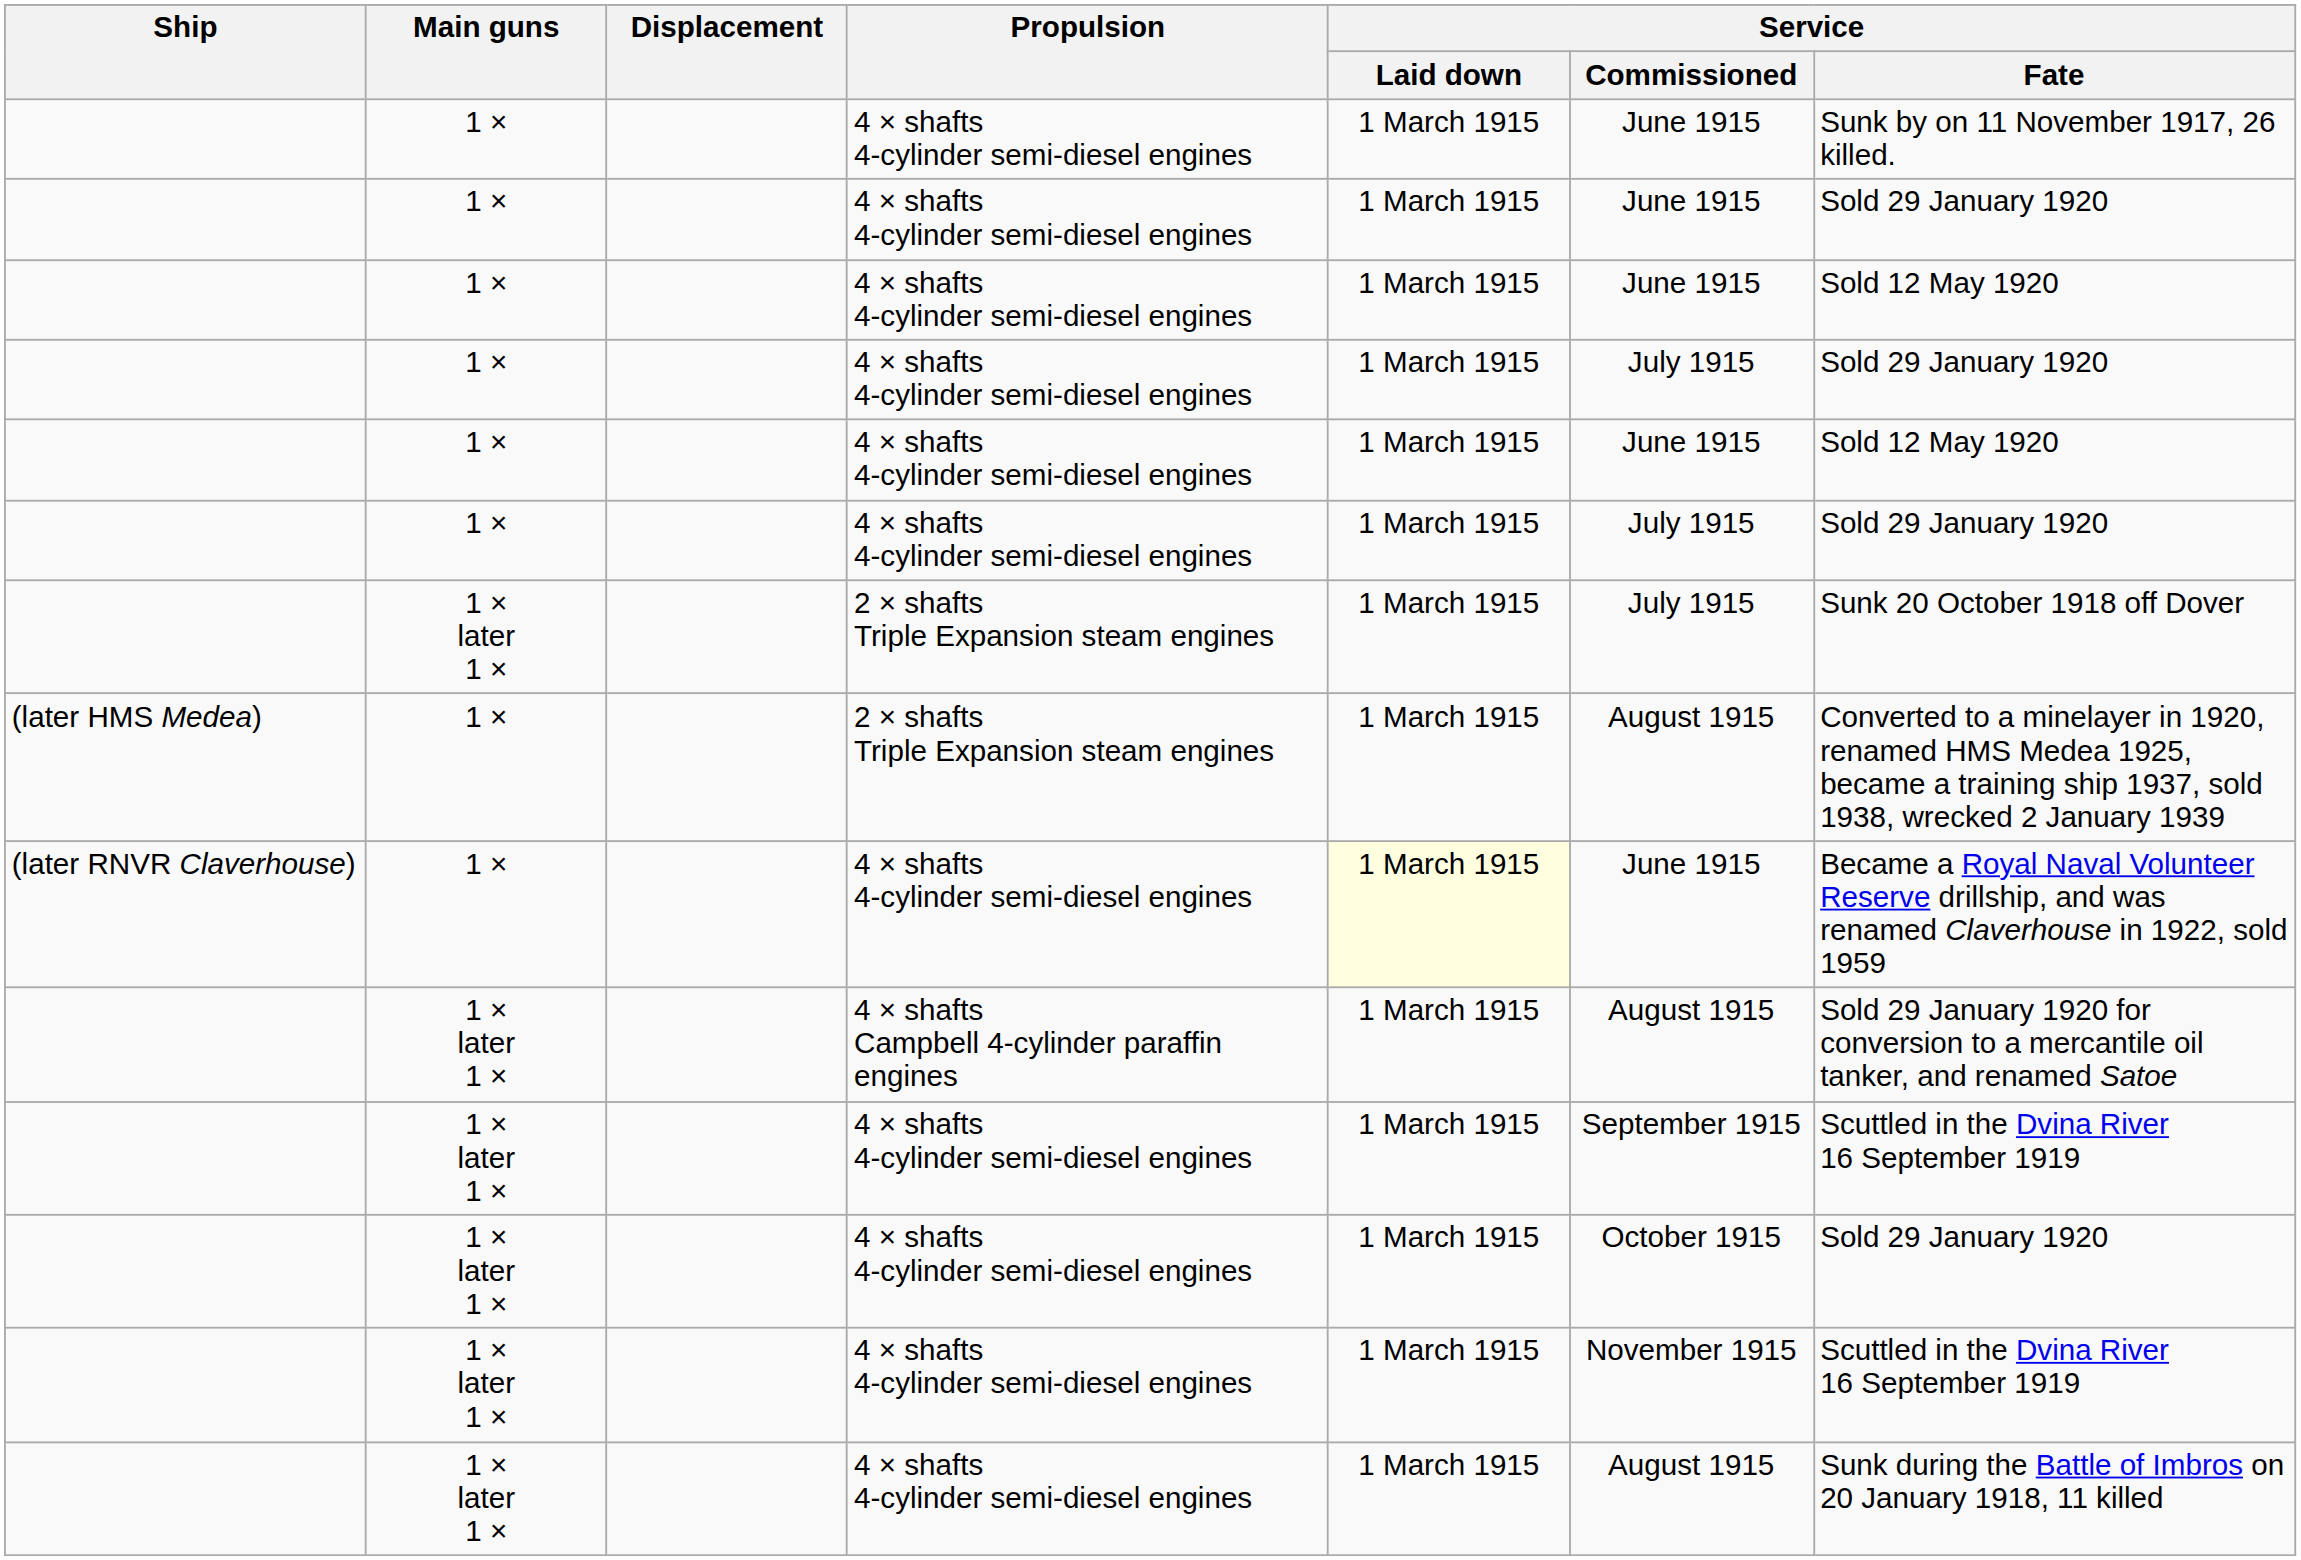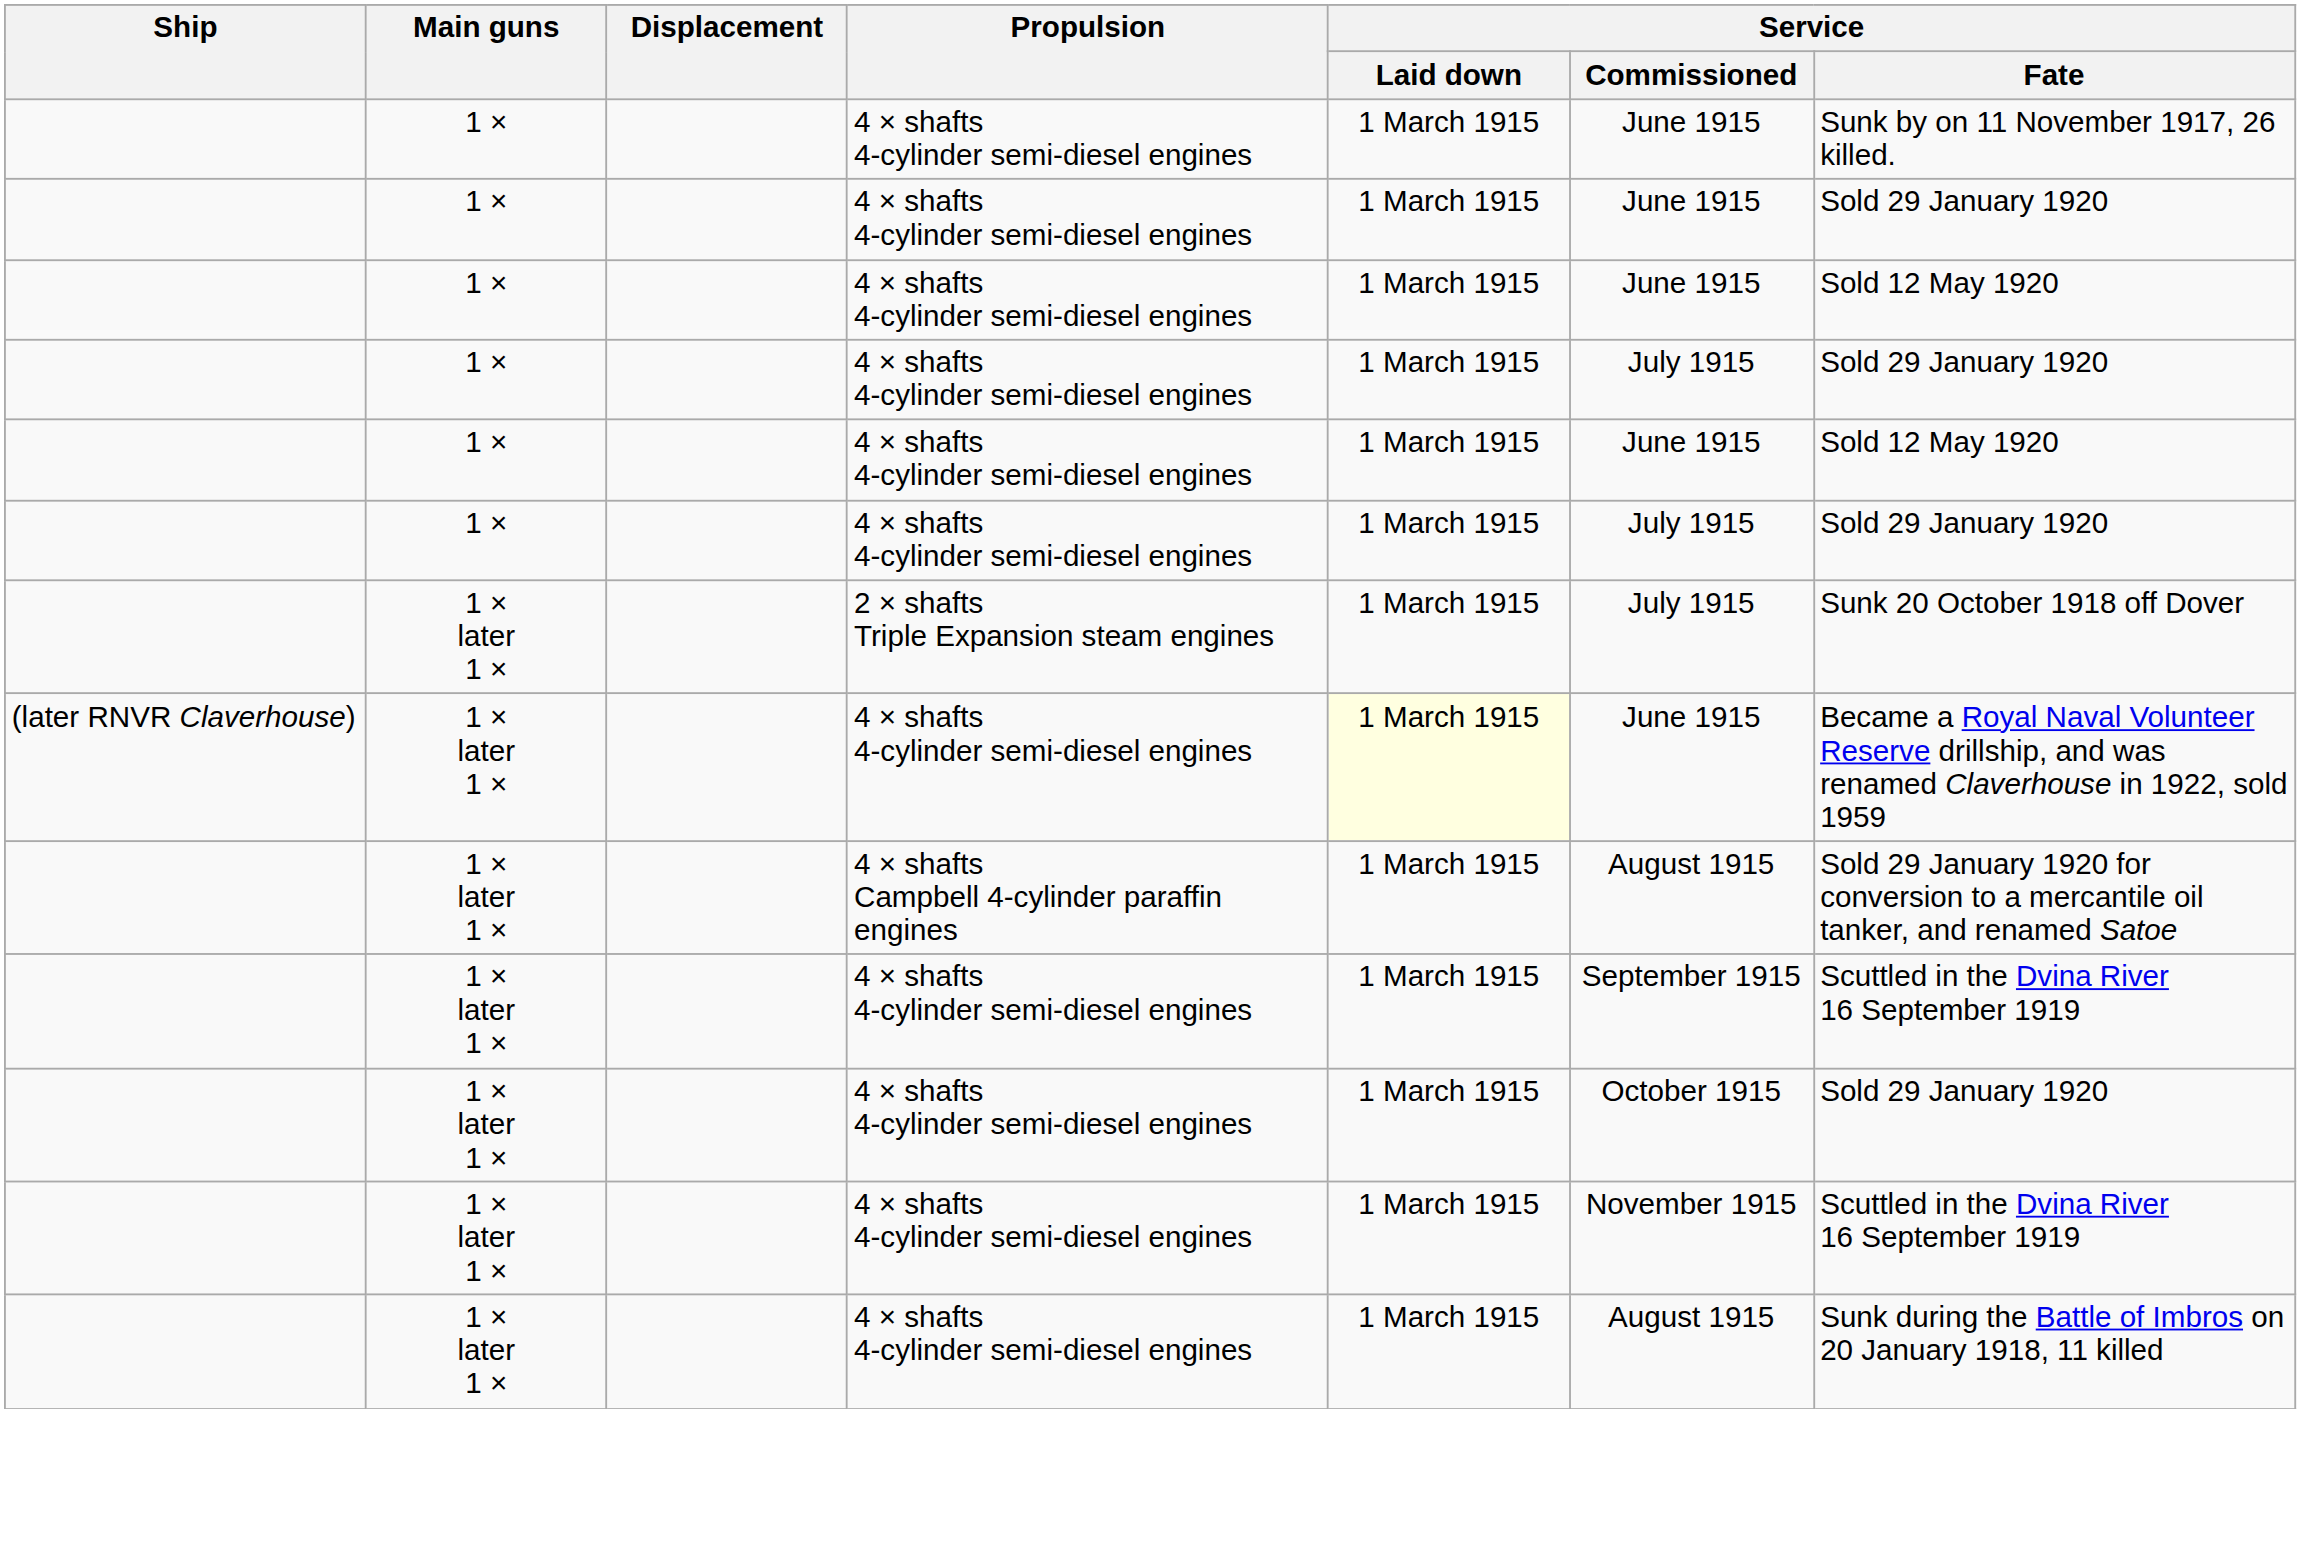- row: (137, 716)
(486, 863) 1 × -> (486, 750) 1 × later 1 ×
